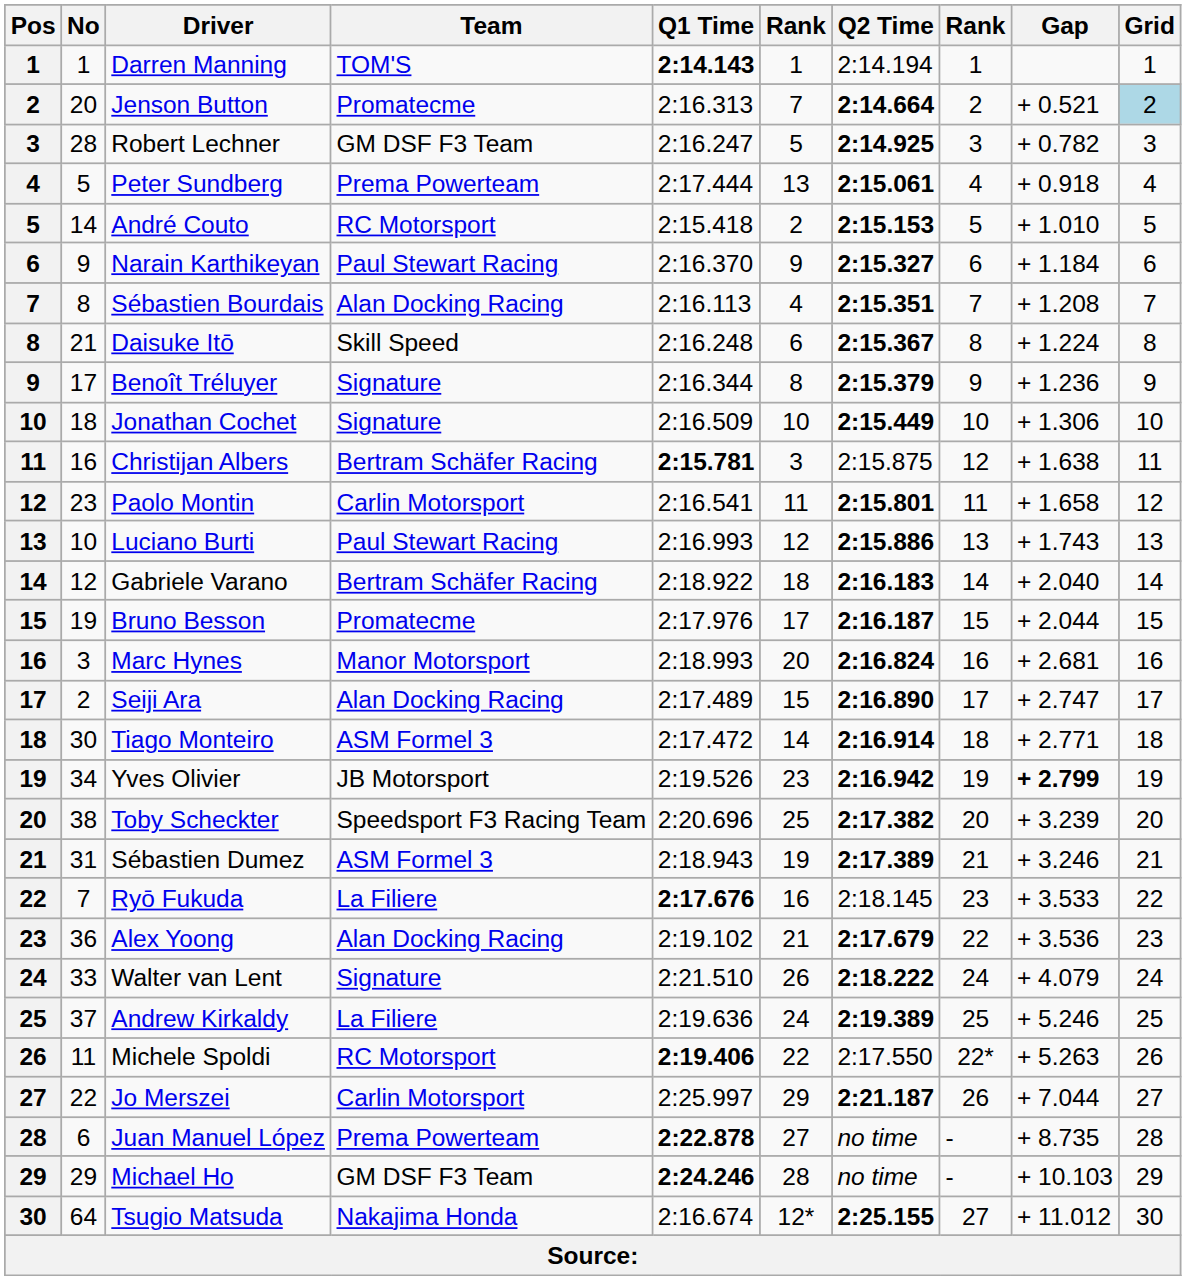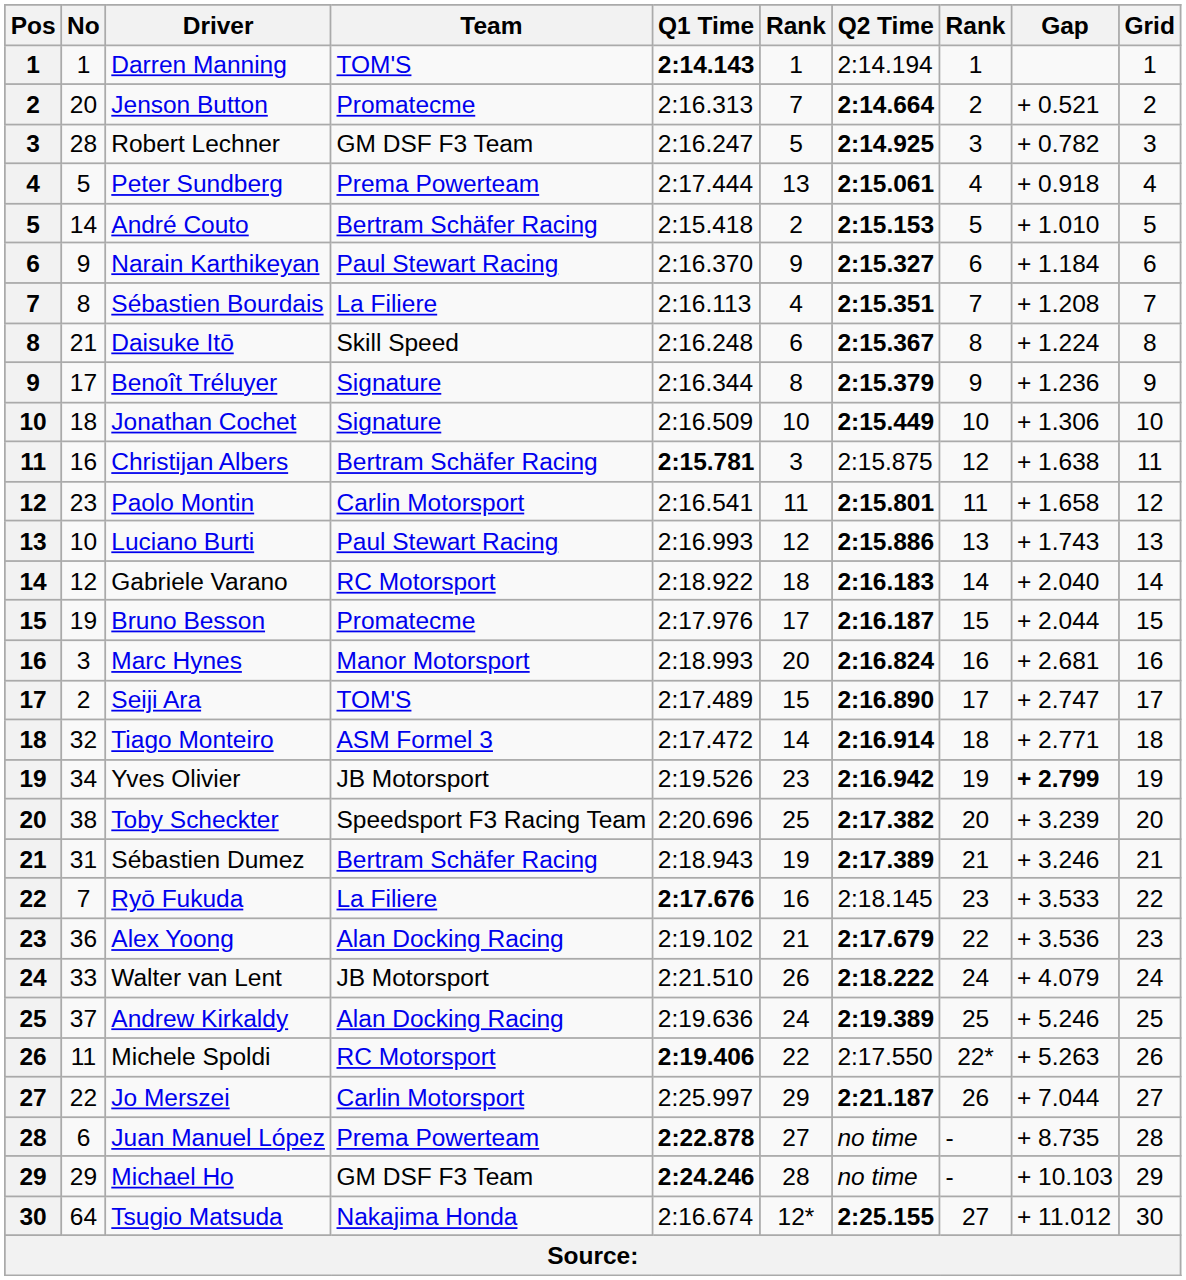(1150, 104) lightblue background -> (1150, 104) no background
(416, 223) RC Motorsport -> (467, 223) Bertram Schäfer Racing
(450, 303) Alan Docking Racing -> (387, 303) La Filiere
(467, 581) Bertram Schäfer Racing -> (416, 581) RC Motorsport
(450, 700) Alan Docking Racing -> (374, 700) TOM'S
(83, 739) 30 -> (83, 739) 32
(415, 859) ASM Formel 3 -> (467, 859) Bertram Schäfer Racing
(389, 978) Signature -> (413, 978) JB Motorsport
(387, 1017) La Filiere -> (450, 1017) Alan Docking Racing
